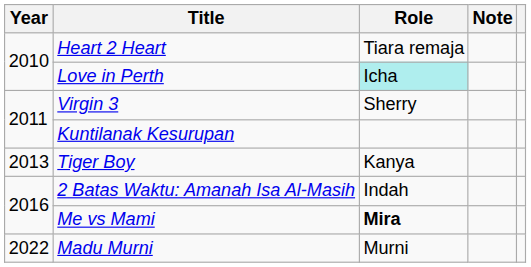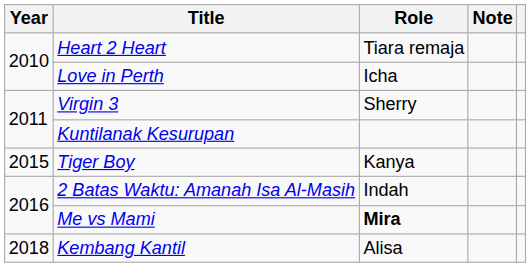(381, 76) paleturquoise background -> (381, 76) no background
(29, 162) 2013 -> (29, 162) 2015
+ row: (121, 248)
- row: (105, 248)
